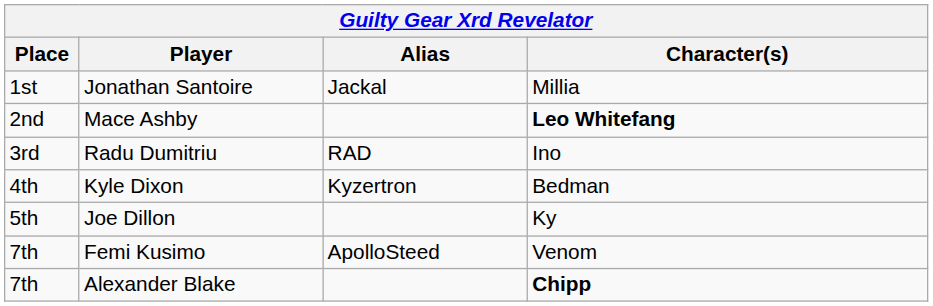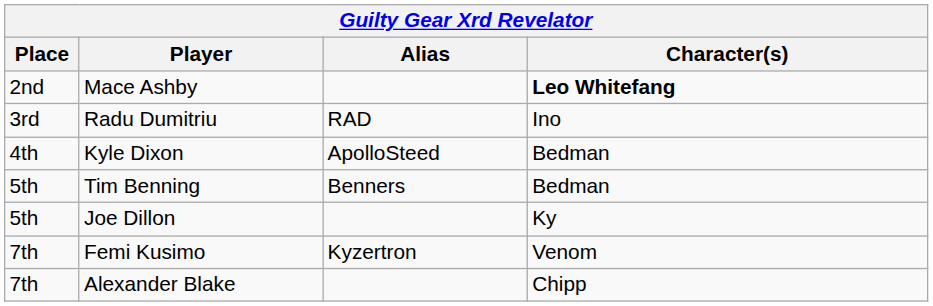- row: (168, 86)
(372, 185) Kyzertron -> (384, 152) ApolloSteed
+ row: (142, 185)
(384, 251) ApolloSteed -> (372, 251) Kyzertron
(562, 284) bold -> (559, 284) normal
